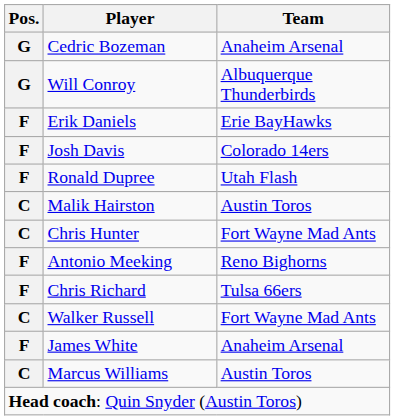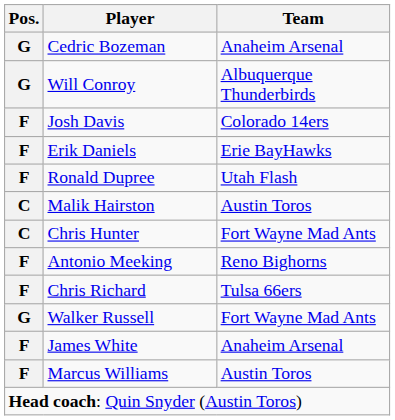rows swapped: (92, 121) <-> (86, 149)
(24, 317) C -> (24, 317) G
(24, 373) C -> (24, 373) F
